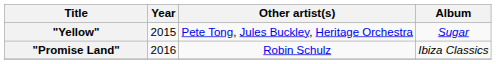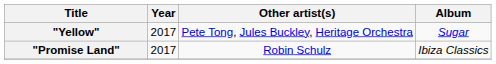(163, 31) 2015 -> (163, 31) 2017
(163, 50) 2016 -> (163, 50) 2017
